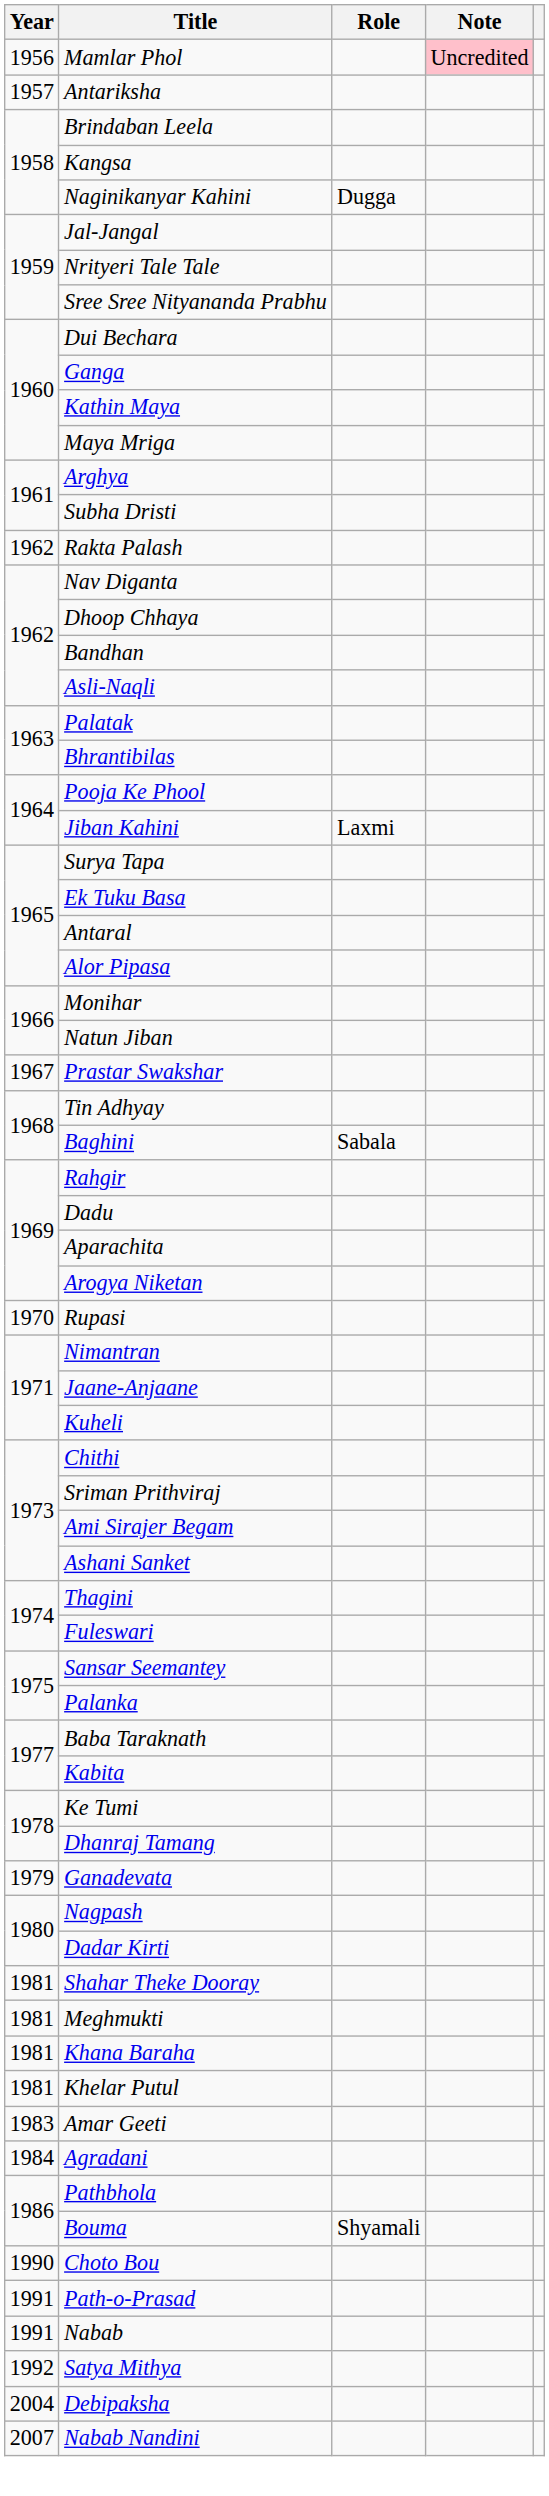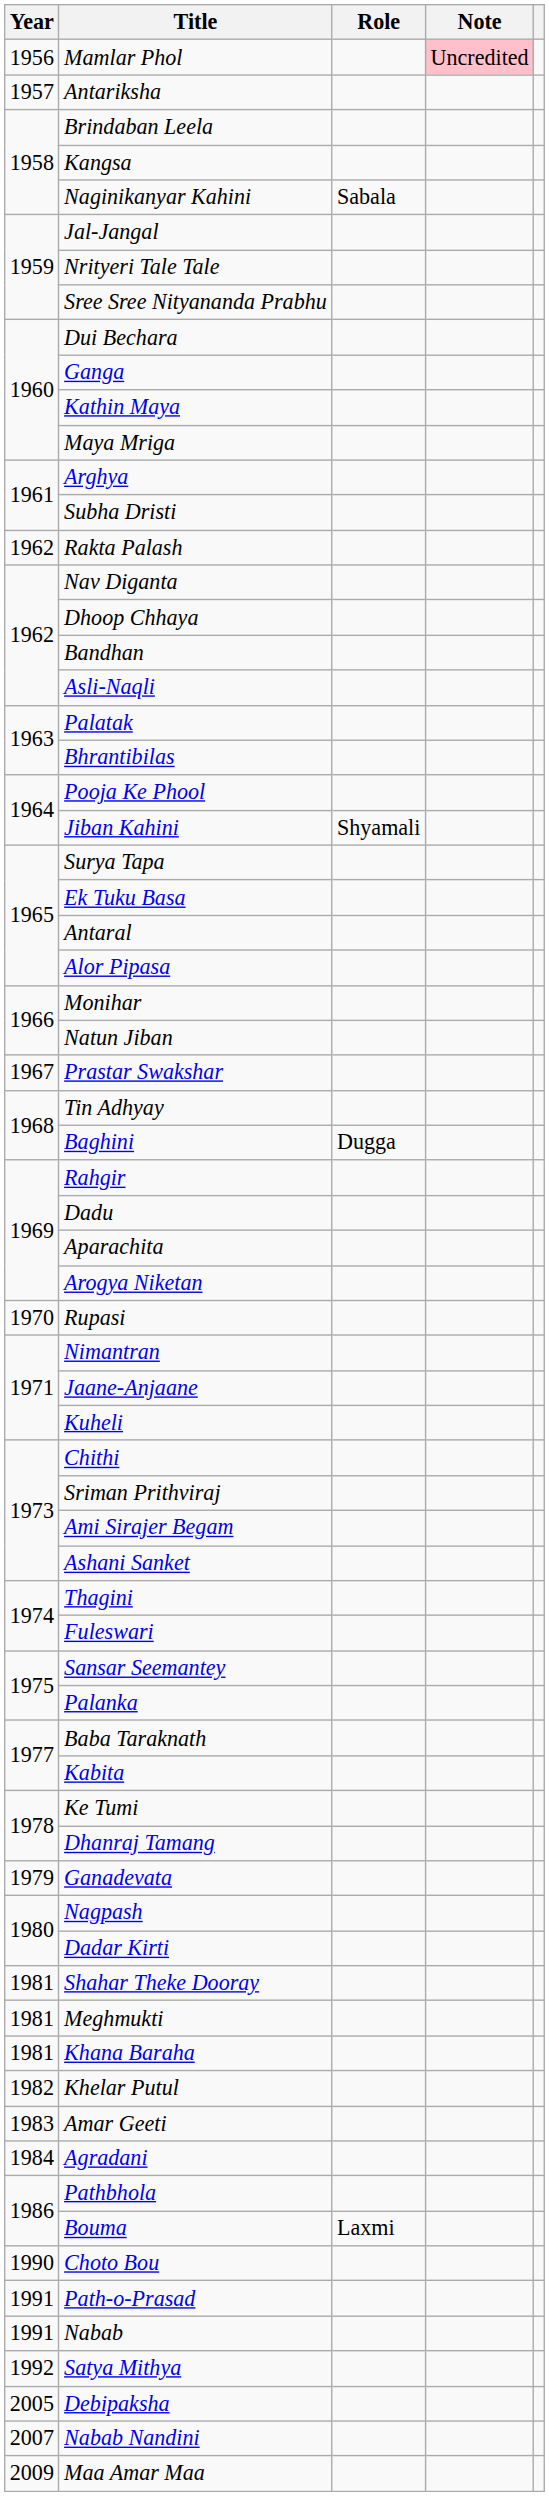(366, 197) Dugga -> (366, 197) Sabala
(366, 827) Laxmi -> (379, 827) Shyamali
(366, 1142) Sabala -> (366, 1142) Dugga
(32, 2088) 1981 -> (32, 2088) 1982
(379, 2228) Shyamali -> (366, 2228) Laxmi
(32, 2403) 2004 -> (32, 2403) 2005
+ row: (134, 2473)
